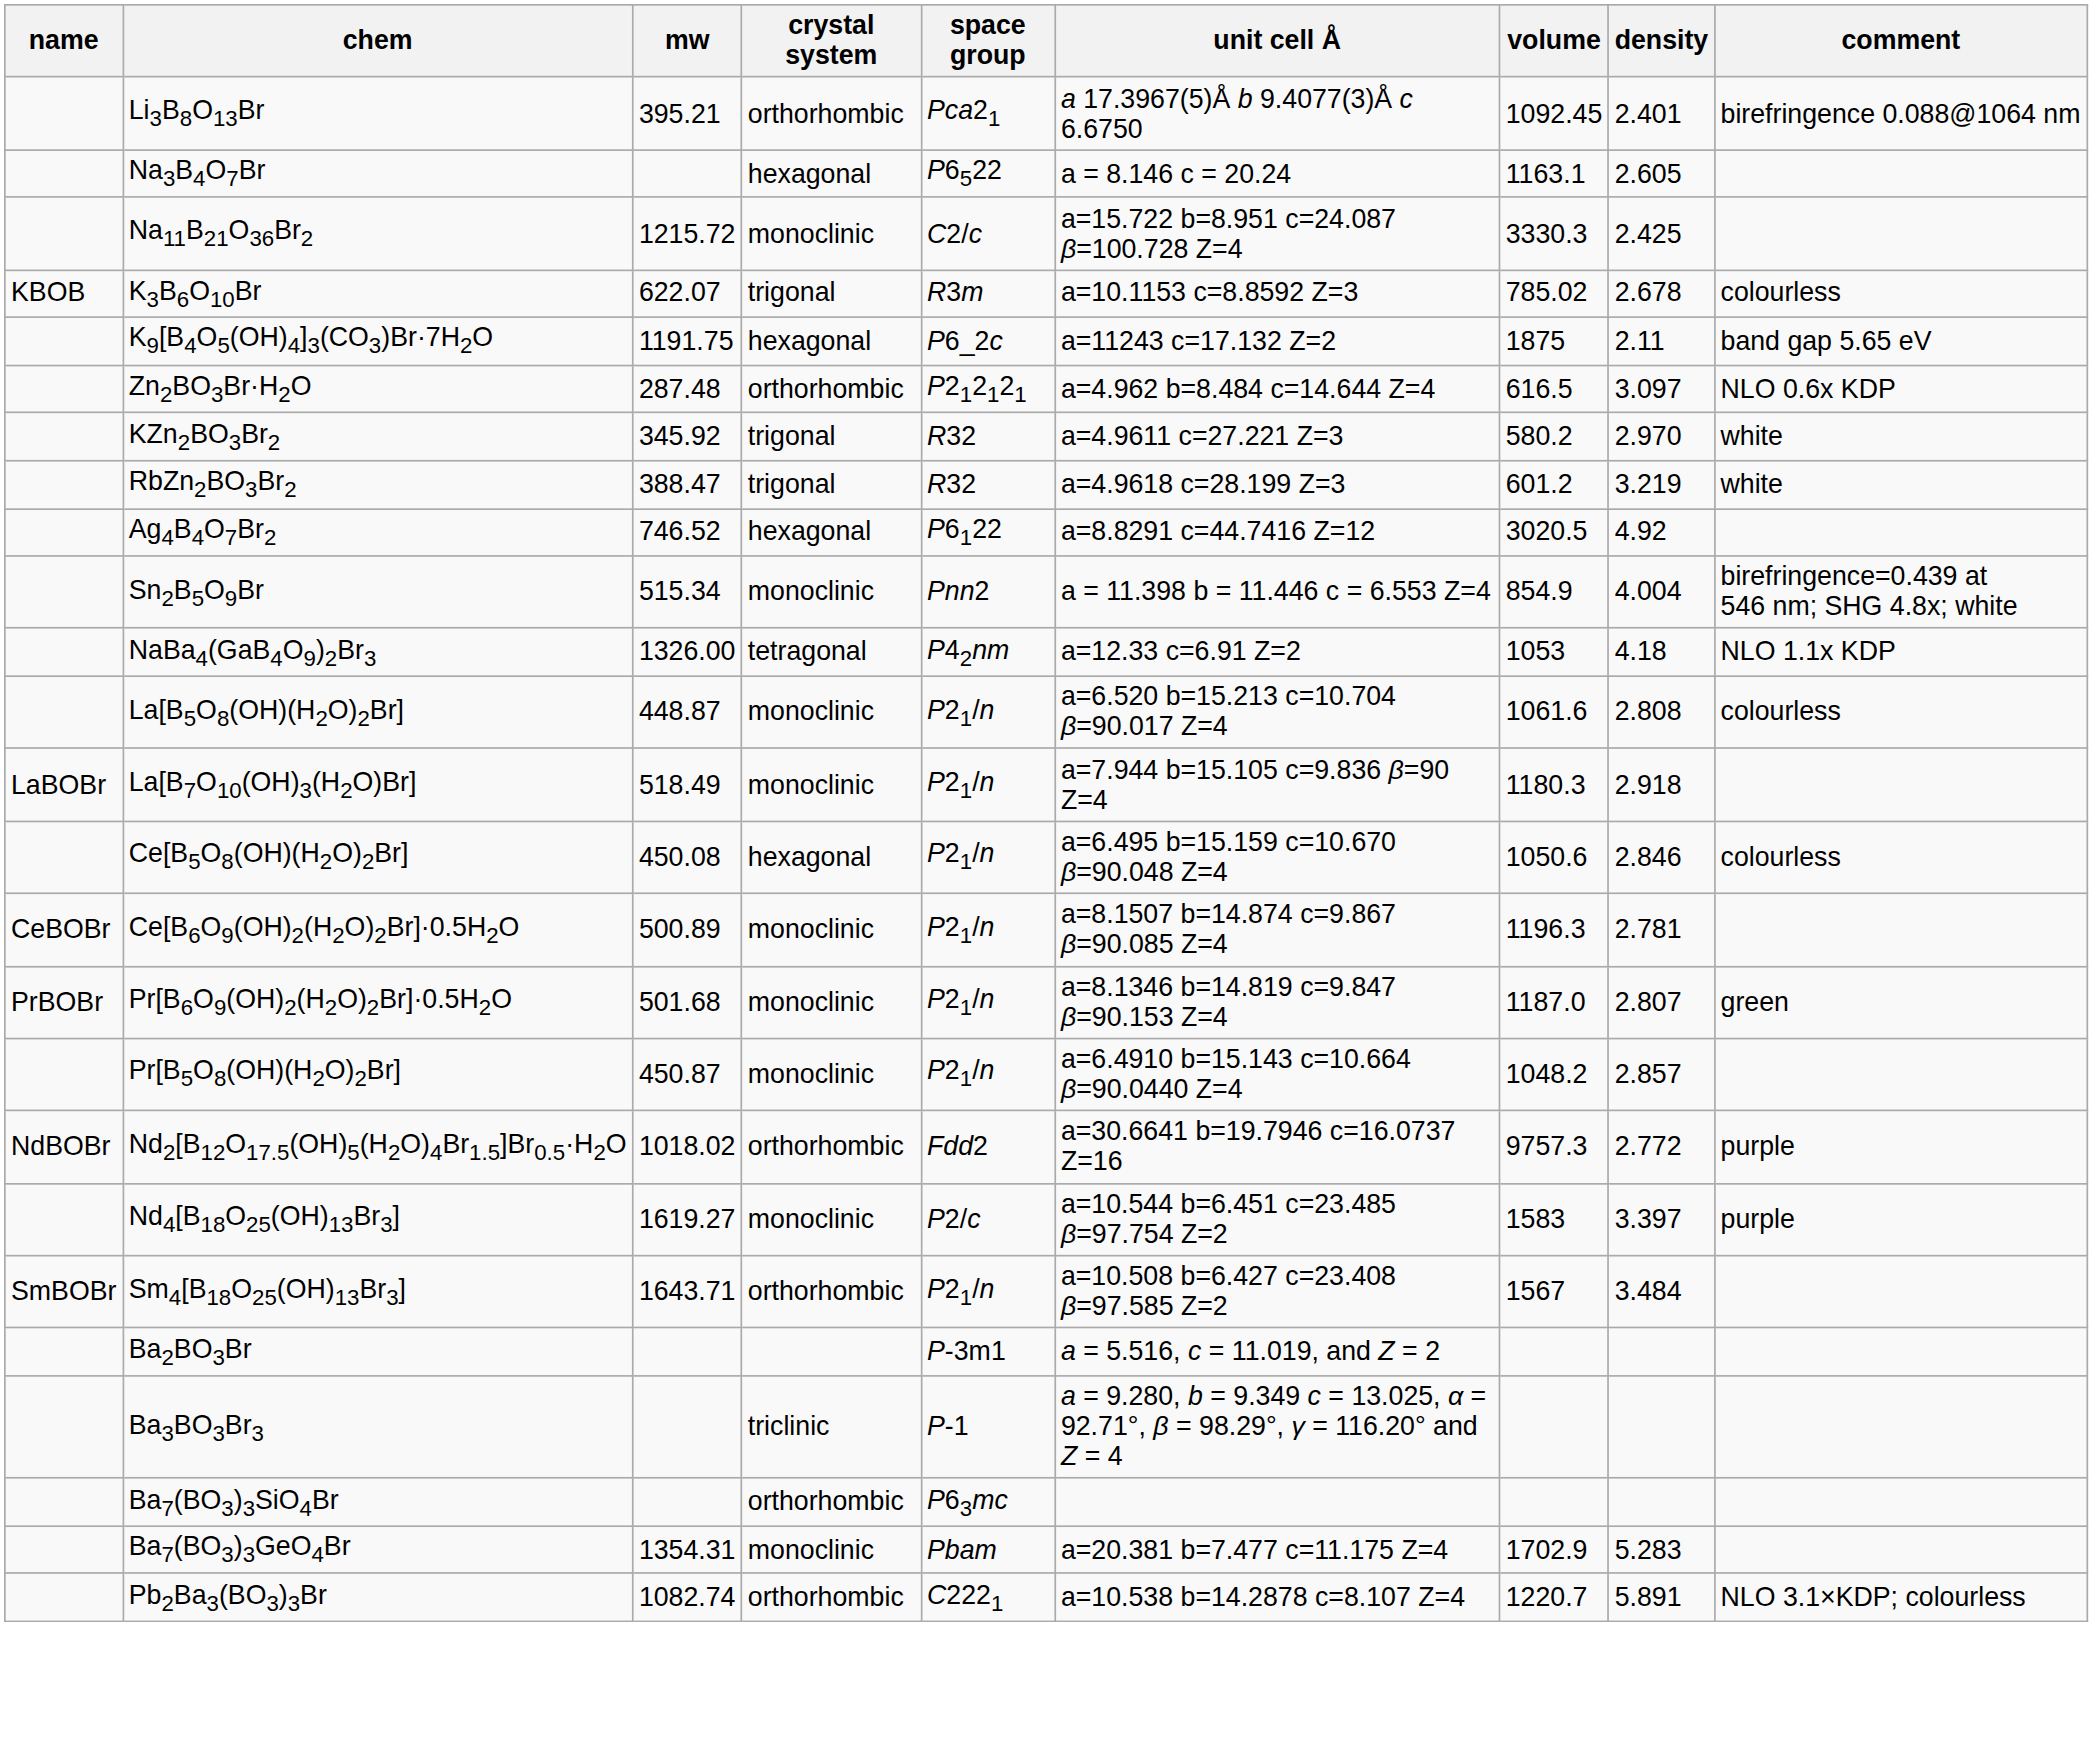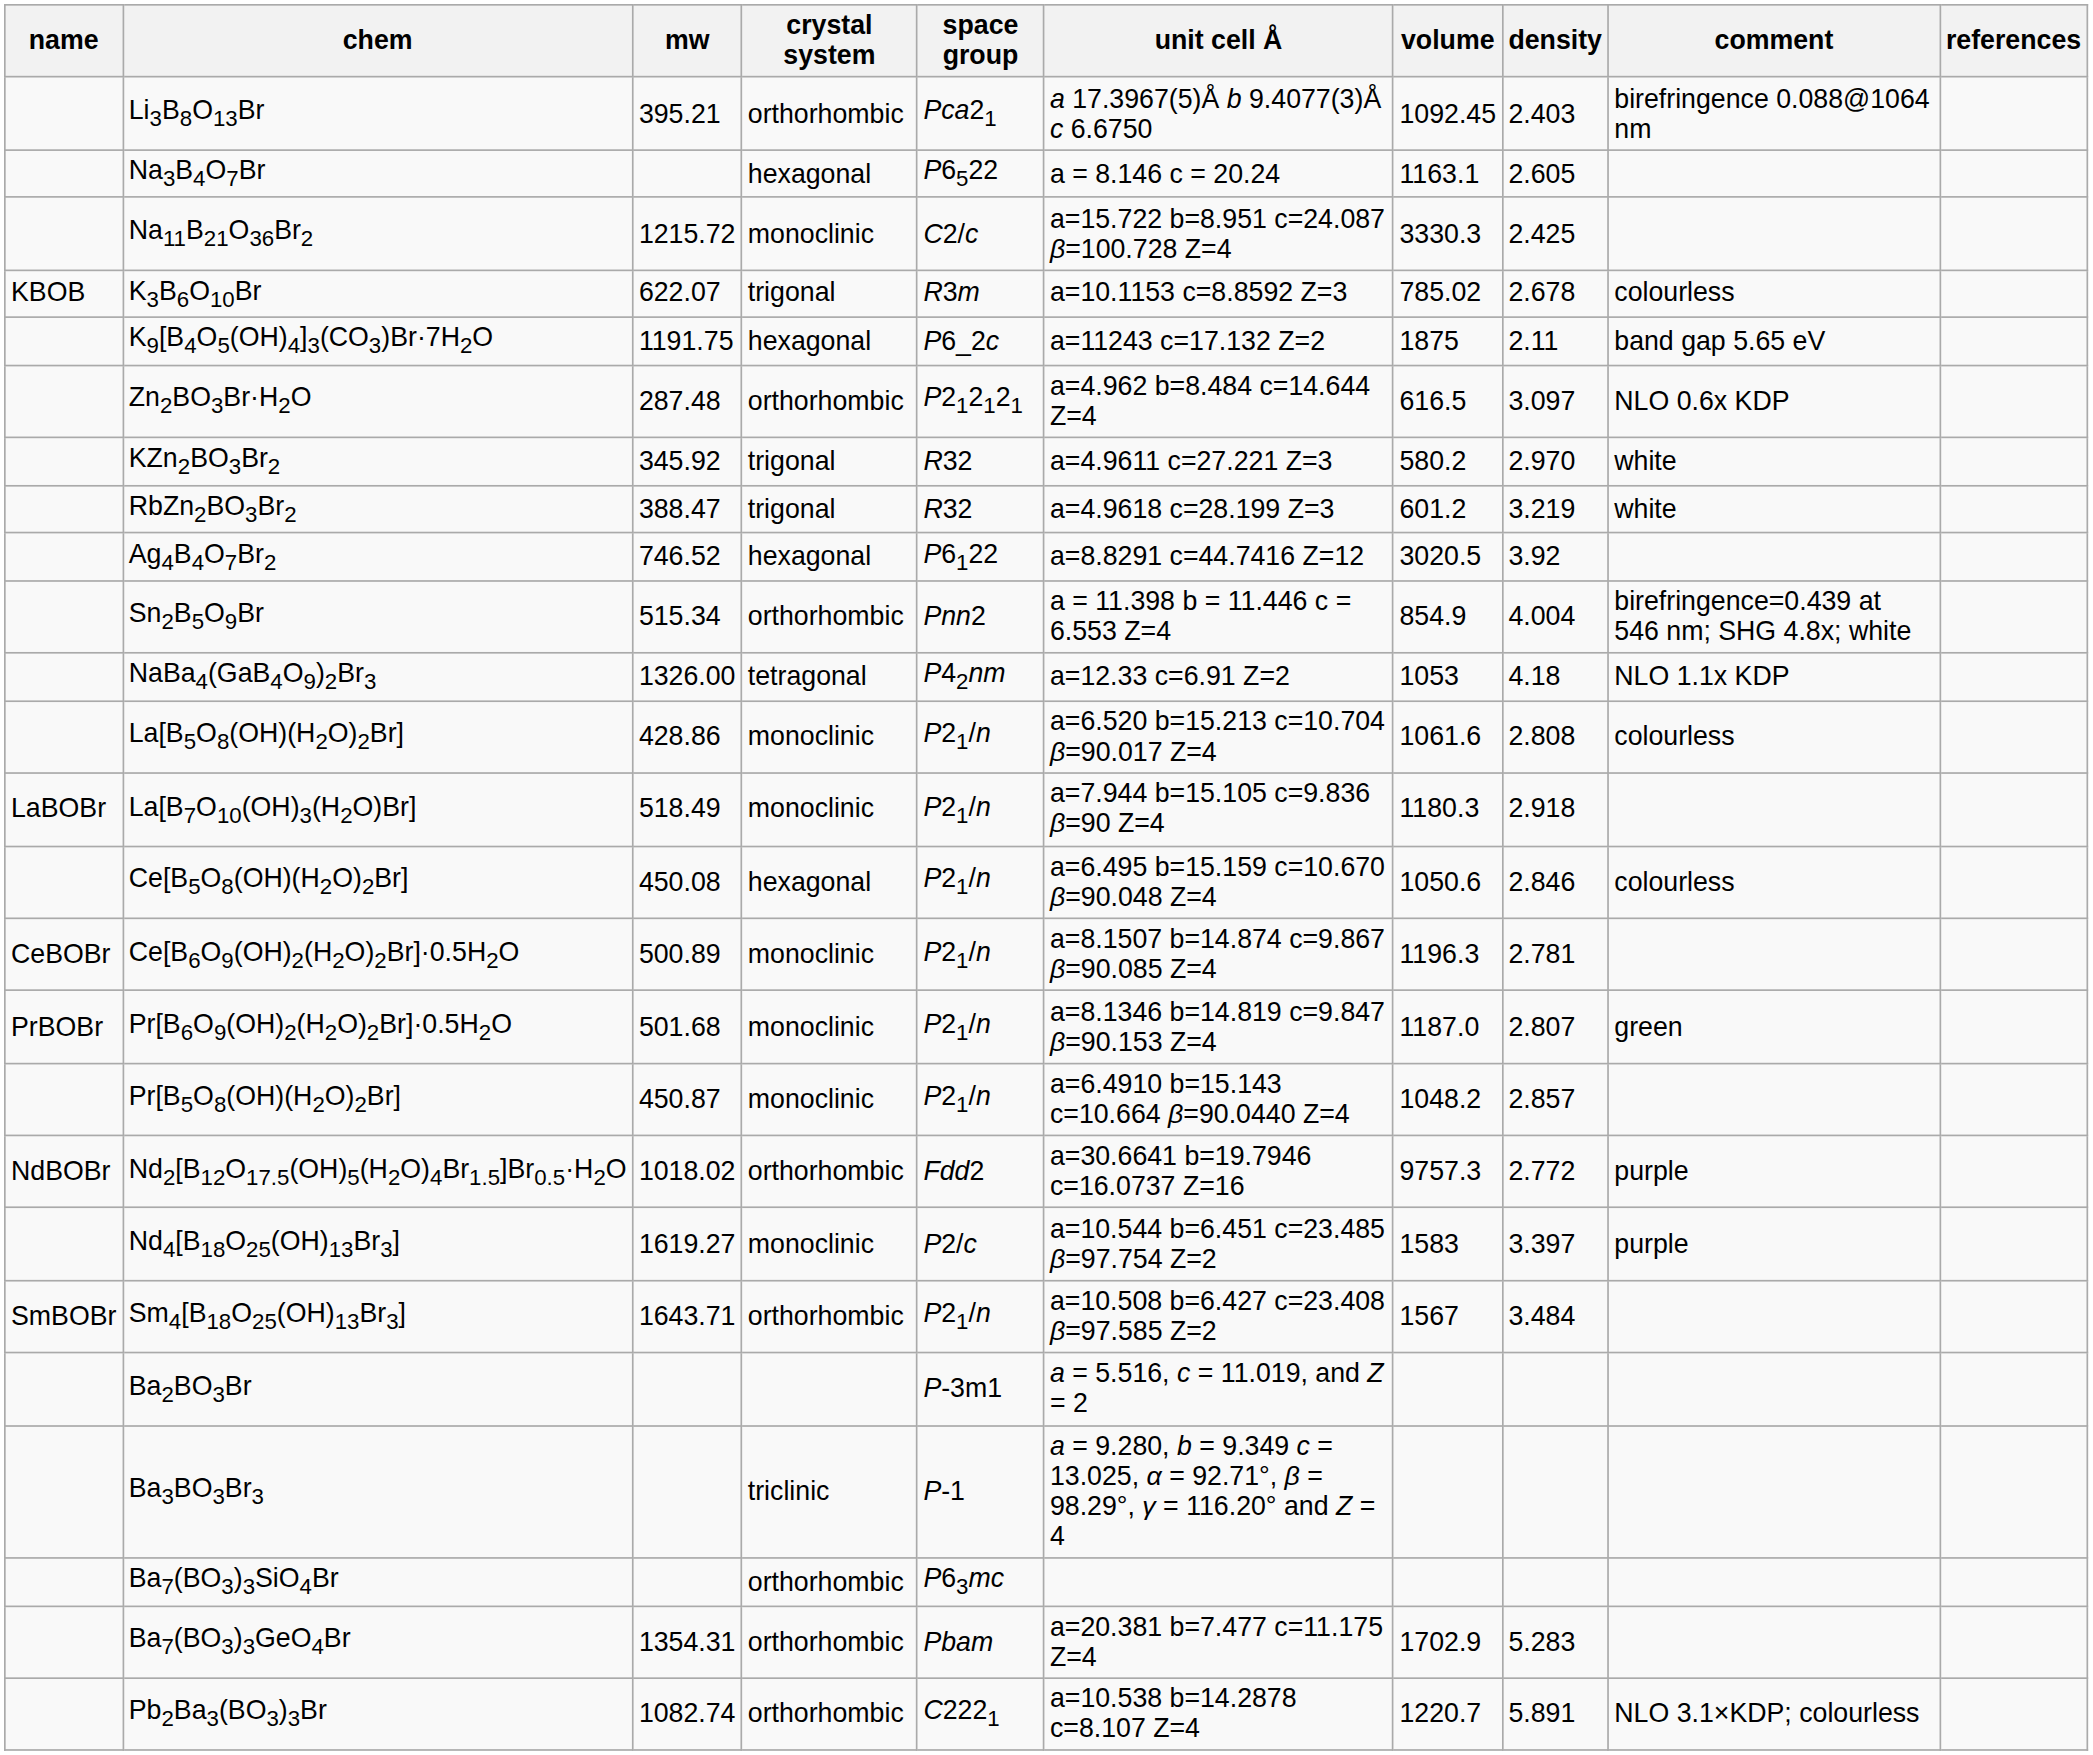+ column: (2014, 40)
(1648, 113) 2.401 -> (1542, 113) 2.403
(1641, 531) 4.92 -> (1534, 556) 3.92
(811, 591) monoclinic -> (826, 616) orthorhombic
(680, 712) 448.87 -> (680, 736) 428.86
(811, 1549) monoclinic -> (826, 1641) orthorhombic
